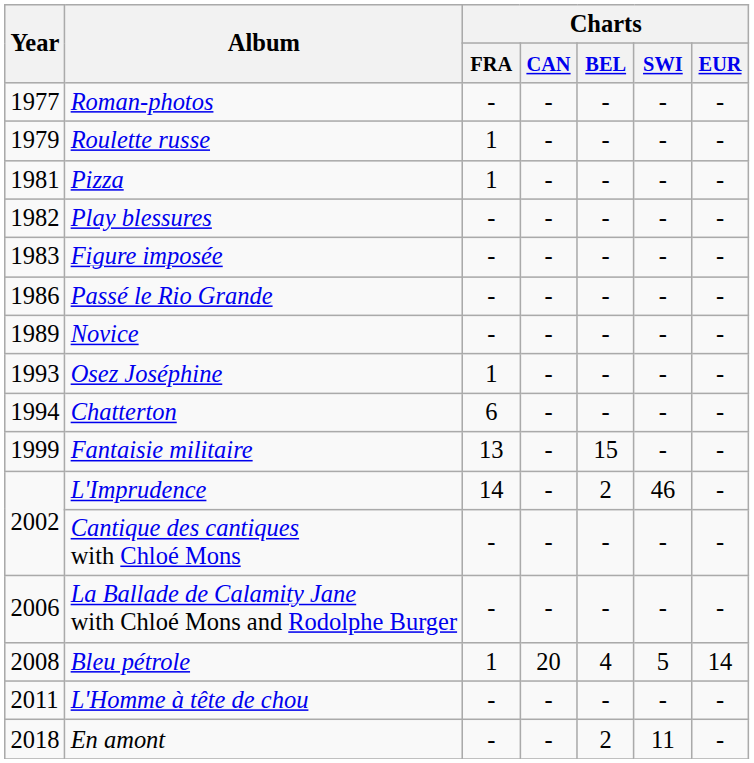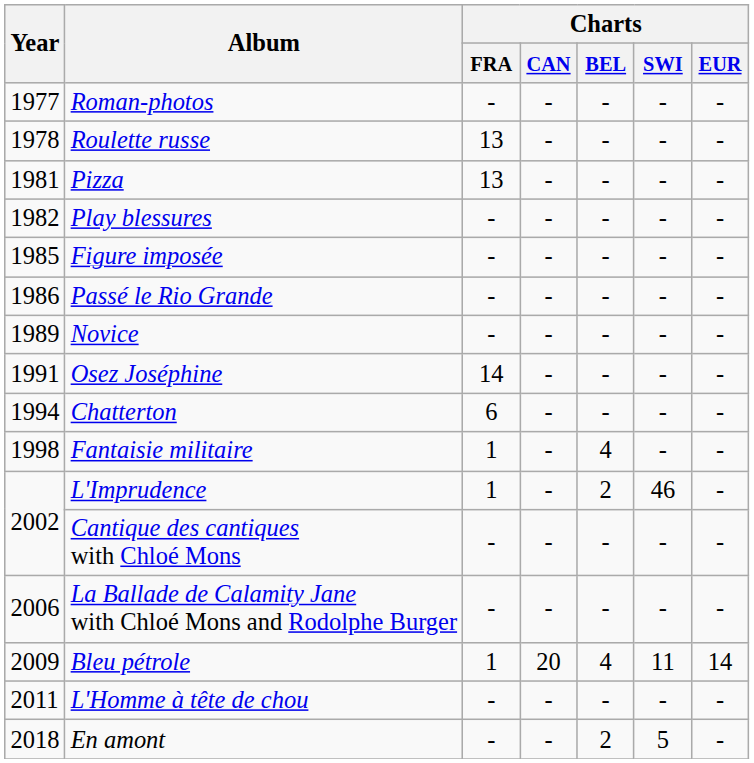(35, 140) 1979 -> (35, 140) 1978
(491, 140) 1 -> (491, 140) 13
(491, 179) 1 -> (491, 179) 13
(35, 256) 1983 -> (35, 256) 1985
(35, 373) 1993 -> (35, 373) 1991
(491, 373) 1 -> (491, 373) 14
(35, 450) 1999 -> (35, 450) 1998
(491, 450) 13 -> (491, 450) 1
(606, 450) 15 -> (606, 450) 4
(491, 489) 14 -> (491, 489) 1
(35, 661) 2008 -> (35, 661) 2009
(663, 661) 5 -> (663, 661) 11
(663, 738) 11 -> (663, 738) 5
